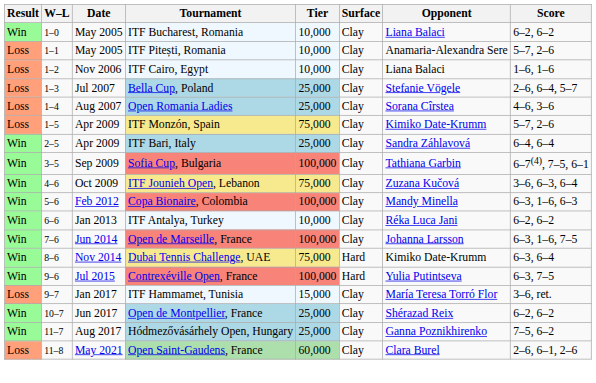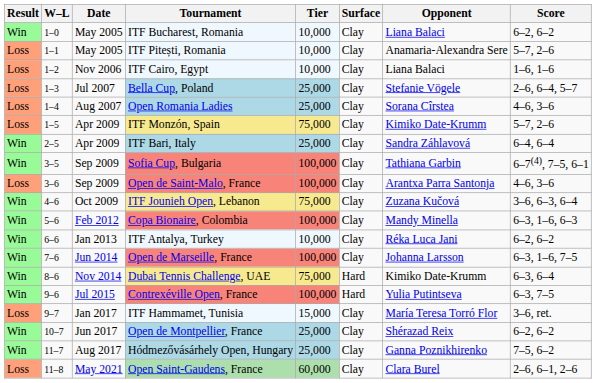+ row: (194, 183)
